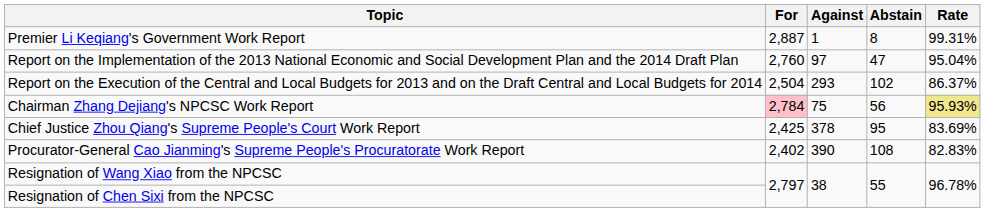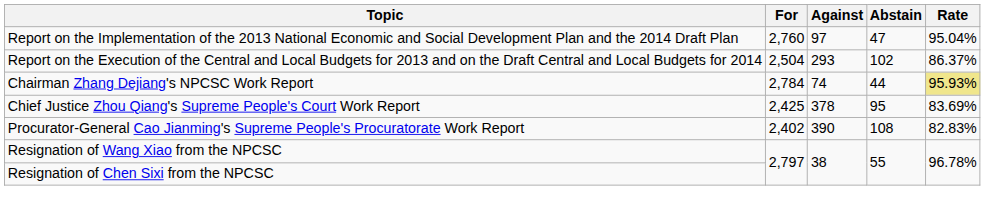- row: (156, 38)
(787, 106) pink background -> (787, 83) no background
(819, 106) 75 -> (819, 83) 74
(878, 106) 56 -> (878, 83) 44
